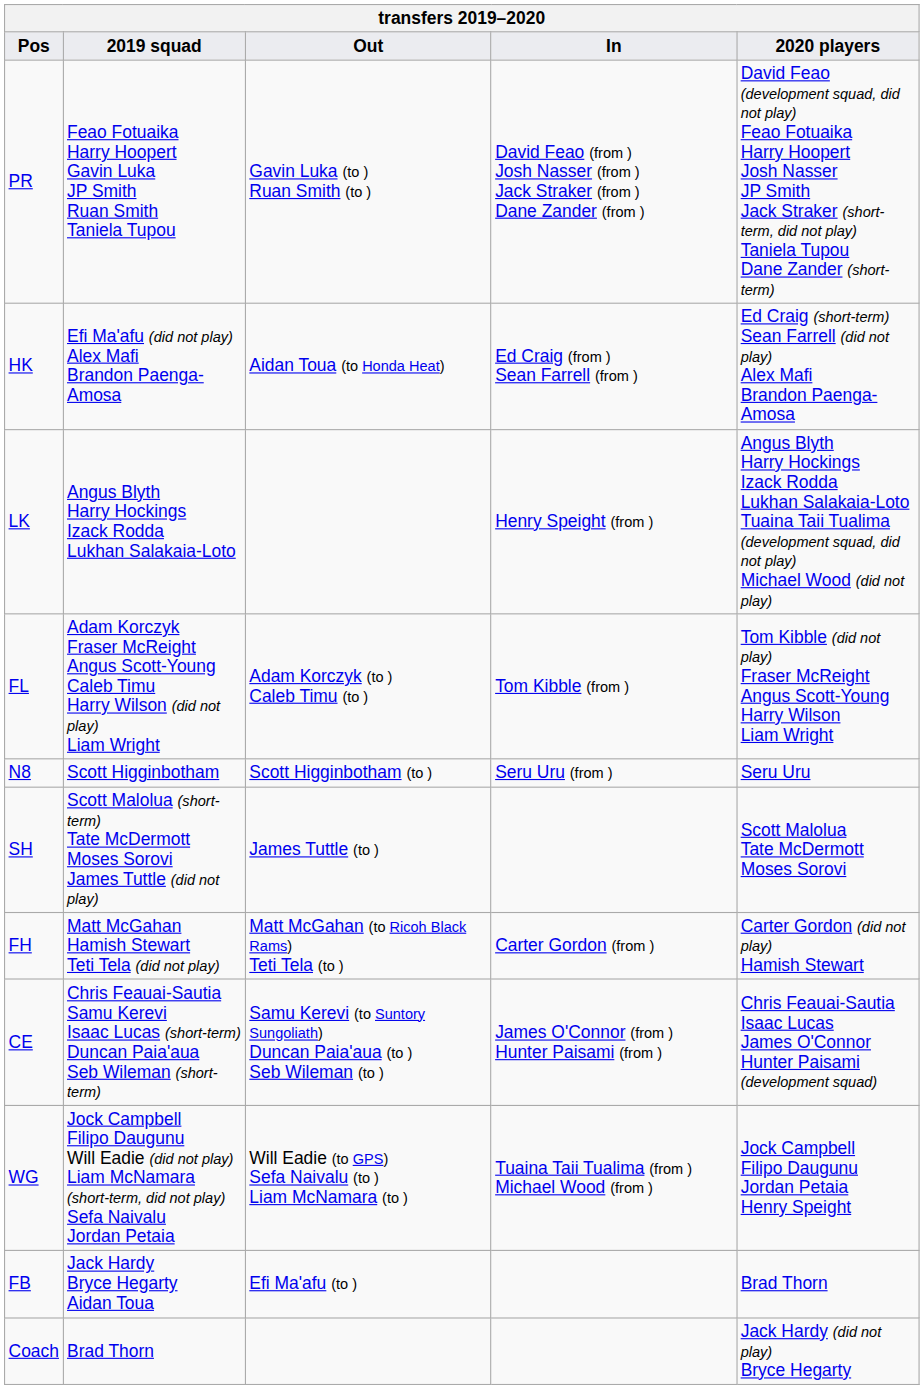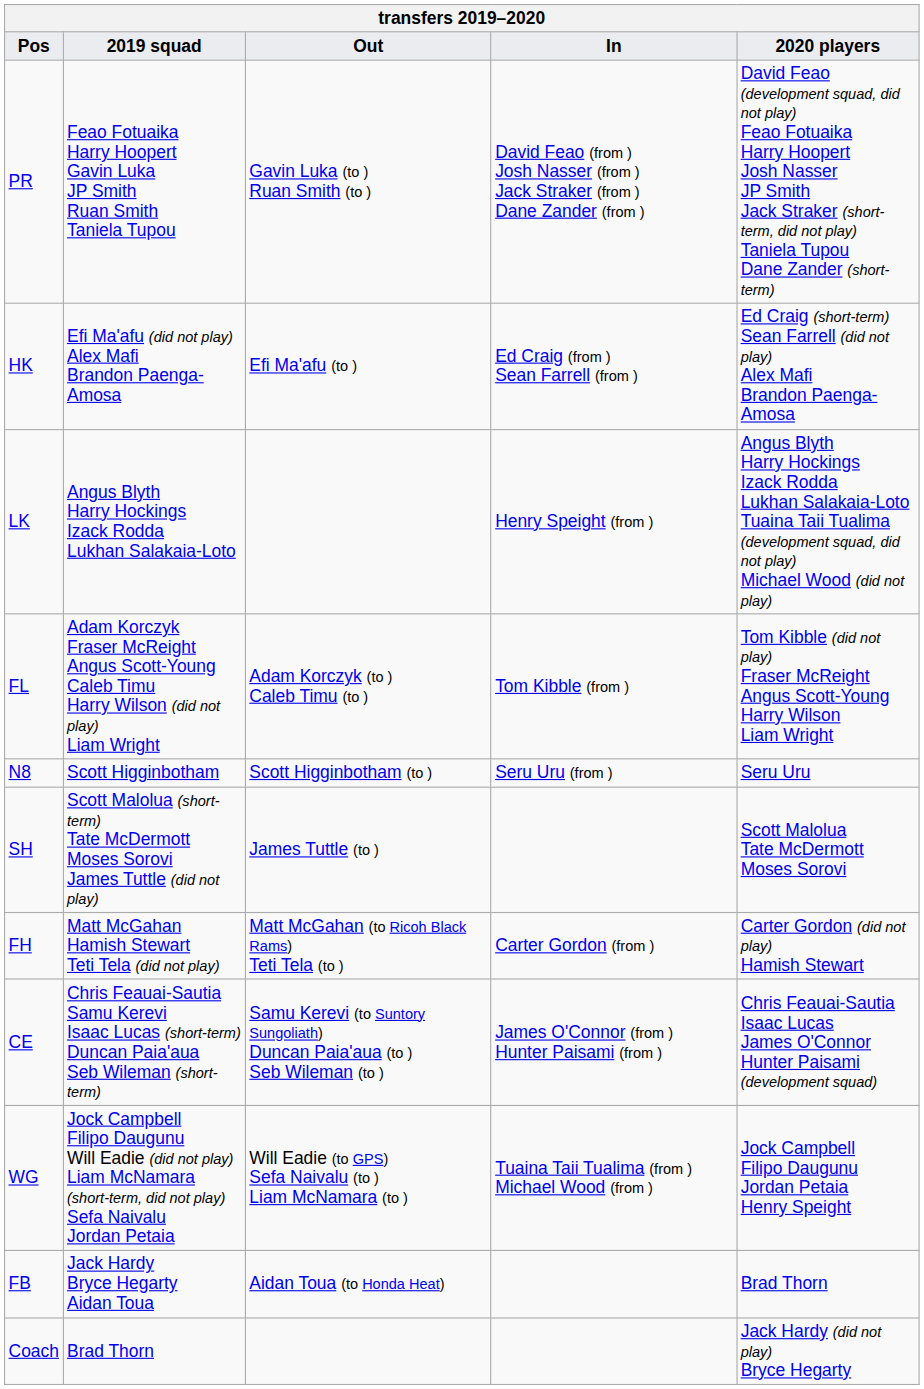(347, 366) Aidan Toua (to Honda Heat) -> (303, 366) Efi Ma'afu (to )
(303, 1283) Efi Ma'afu (to ) -> (347, 1283) Aidan Toua (to Honda Heat)
